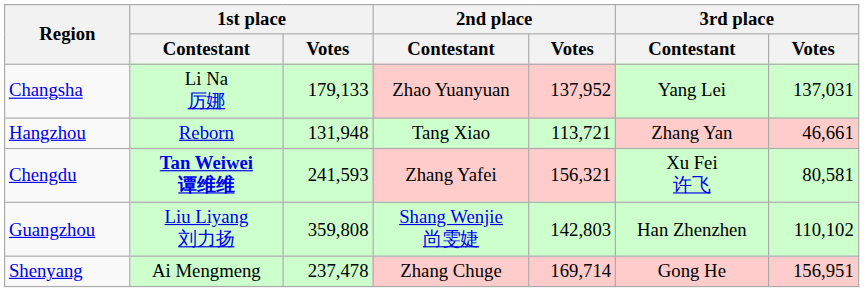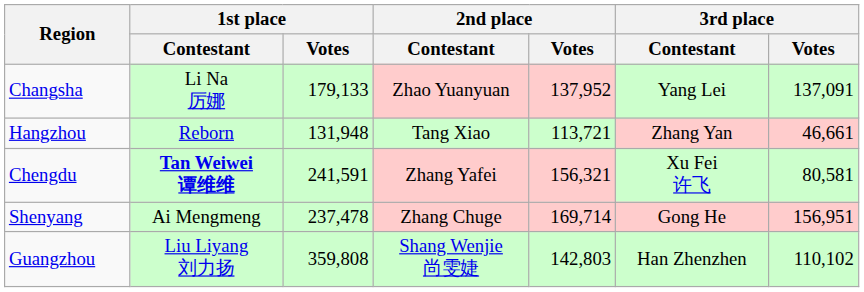(823, 91) 137,031 -> (823, 91) 137,091
(338, 174) 241,593 -> (338, 174) 241,591
rows swapped: (46, 271) <-> (52, 229)
